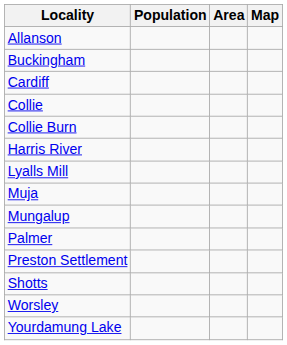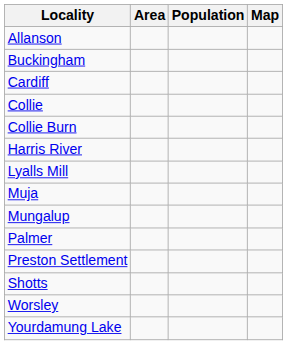columns swapped: (170, 15) <-> (229, 15)
